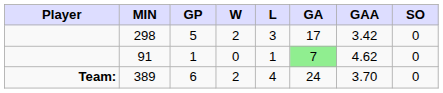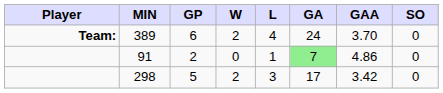rows swapped: (145, 35) <-> (145, 77)
(193, 56) 1 -> (193, 56) 2
(365, 56) 4.62 -> (365, 56) 4.86
